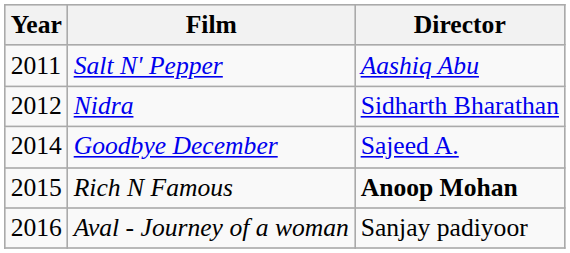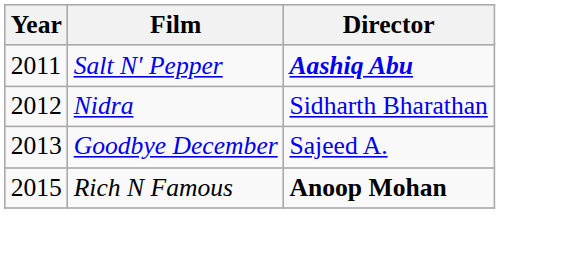(420, 65) normal -> (351, 65) bold
(36, 146) 2014 -> (36, 146) 2013
- row: (211, 227)
